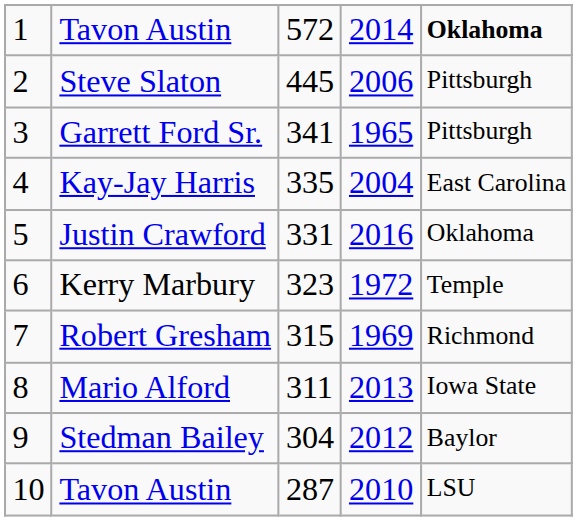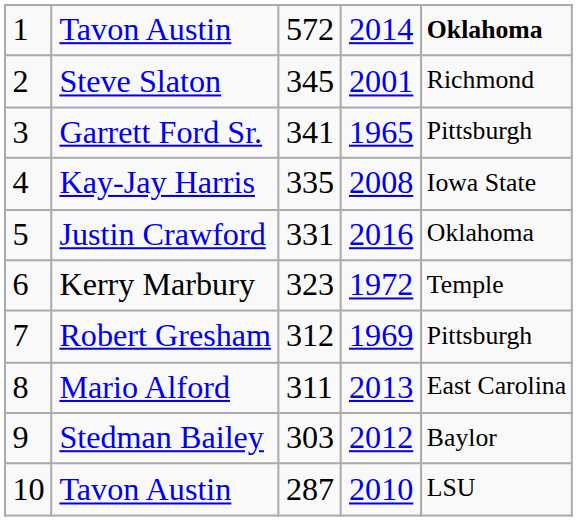(310, 81) 445 -> (310, 81) 345
(381, 81) 2006 -> (381, 81) 2001
(479, 81) Pittsburgh -> (480, 81) Richmond
(381, 183) 2004 -> (381, 183) 2008
(496, 183) East Carolina -> (481, 183) Iowa State
(310, 336) 315 -> (310, 336) 312
(480, 336) Richmond -> (479, 336) Pittsburgh
(481, 387) Iowa State -> (496, 387) East Carolina
(310, 438) 304 -> (310, 438) 303
